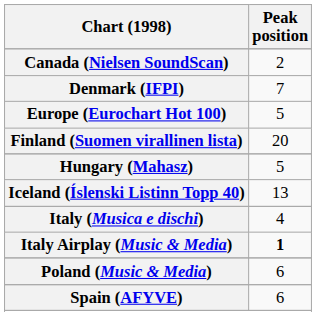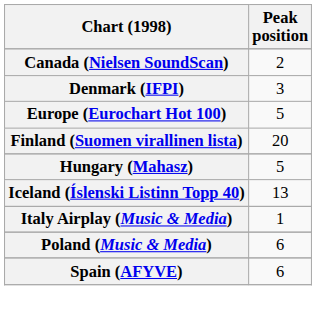(280, 88) 7 -> (280, 88) 3
- row: (126, 219)
(280, 245) bold -> (280, 219) normal
